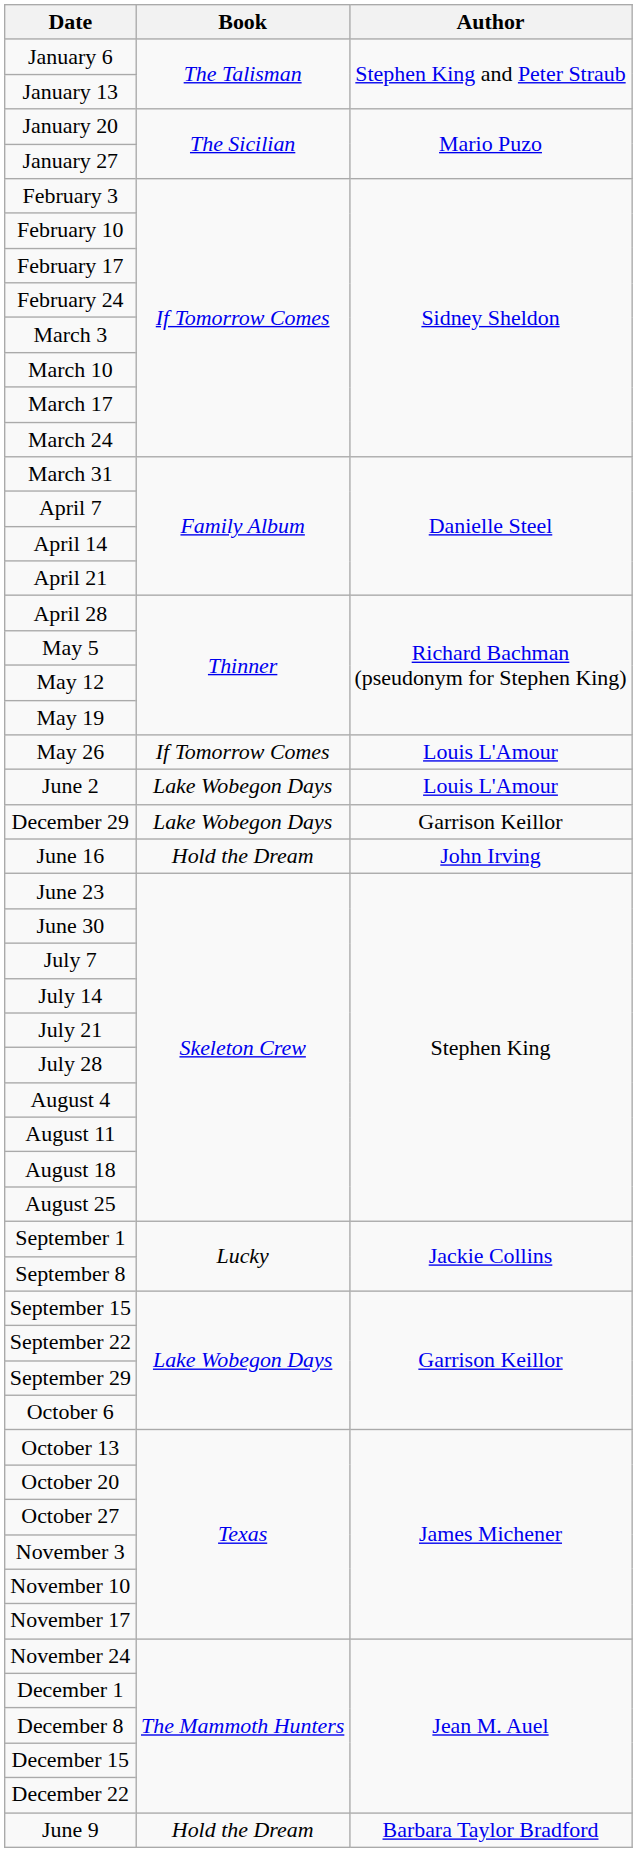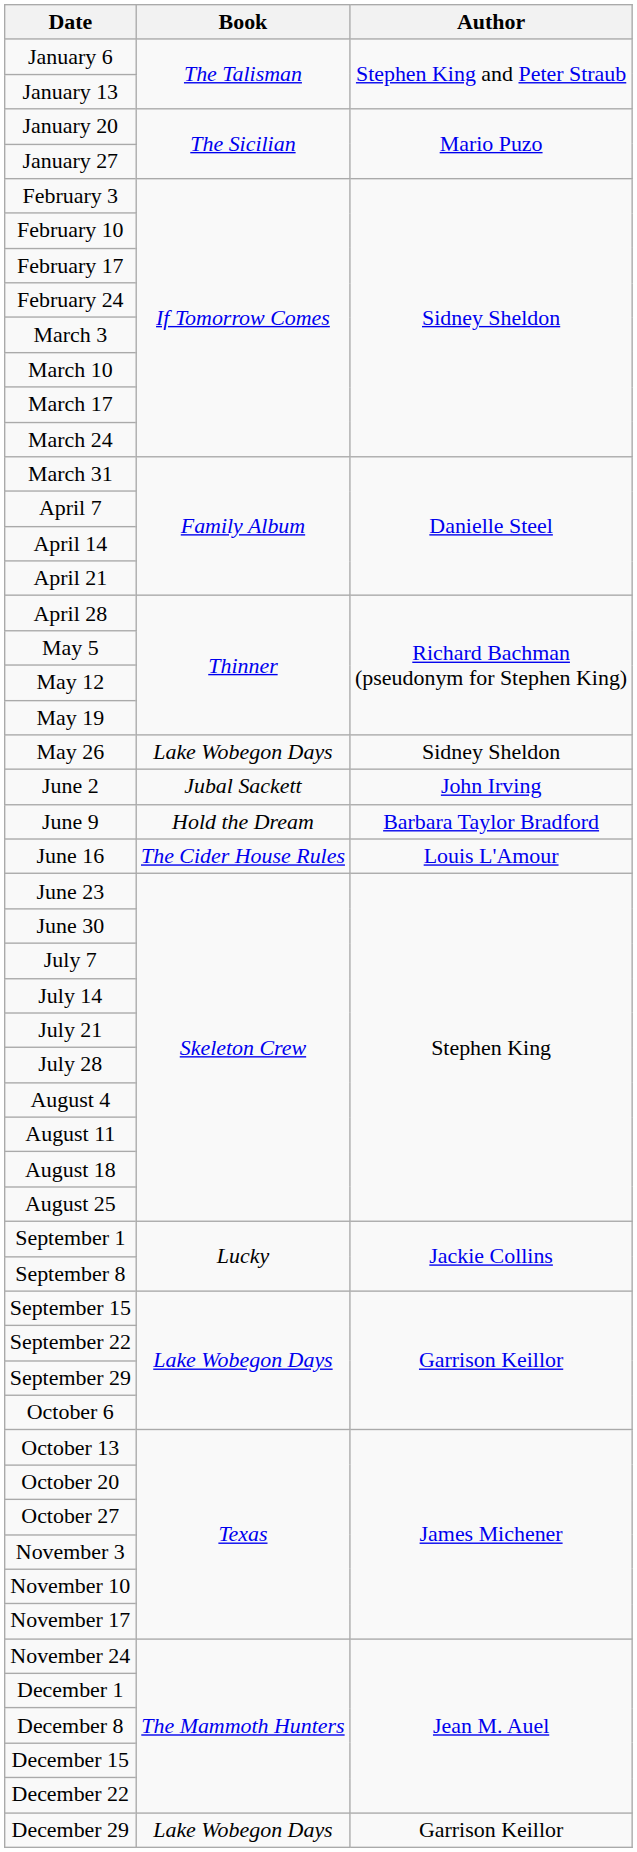(243, 751) If Tomorrow Comes -> (243, 751) Lake Wobegon Days
(490, 751) Louis L'Amour -> (491, 751) Sidney Sheldon
(243, 786) Lake Wobegon Days -> (243, 786) Jubal Sackett
(490, 786) Louis L'Amour -> (491, 786) John Irving
rows swapped: (70, 1829) <-> (70, 821)
(243, 856) Hold the Dream -> (243, 856) The Cider House Rules
(491, 856) John Irving -> (491, 856) Louis L'Amour
